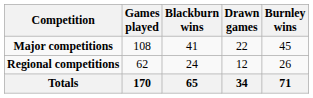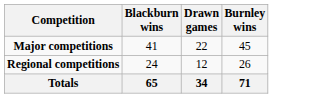- column: (142, 20)
